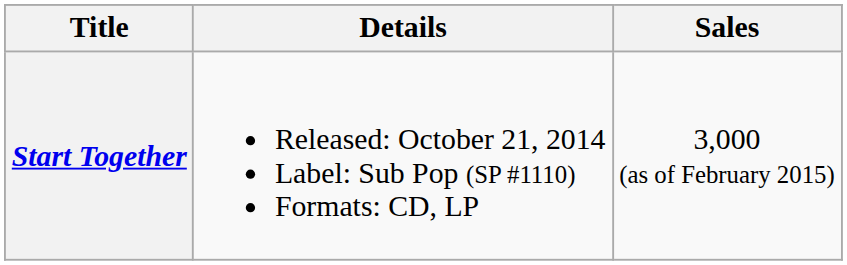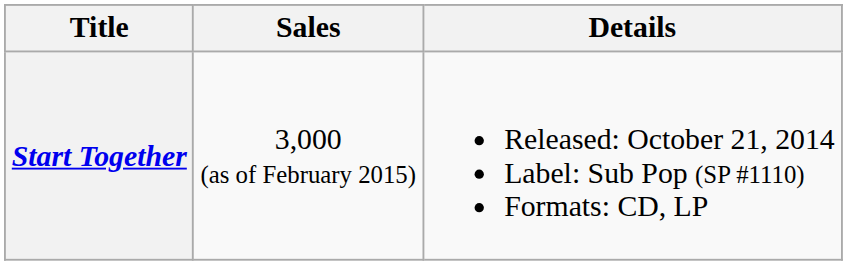columns swapped: (403, 28) <-> (727, 28)
